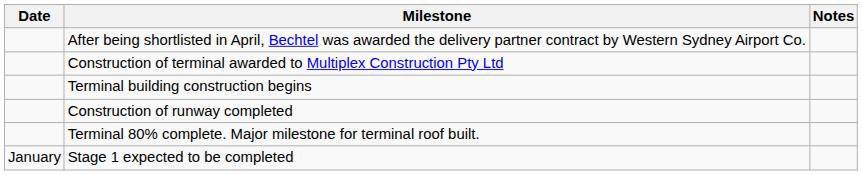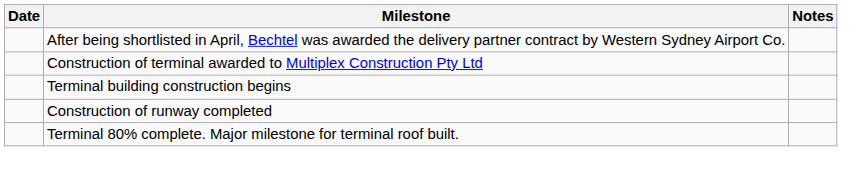- row: (181, 157)
